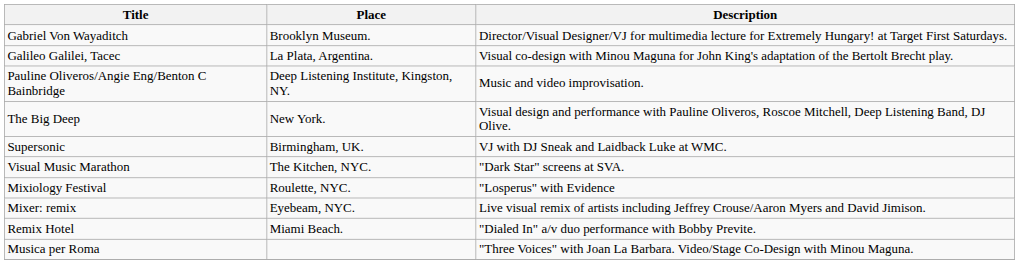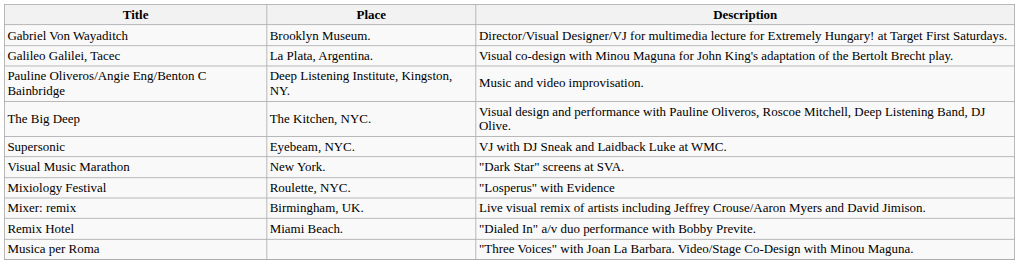(298, 118) New York. -> (320, 118) The Kitchen, NYC.
(317, 146) Birmingham, UK. -> (312, 146) Eyebeam, NYC.
(320, 167) The Kitchen, NYC. -> (298, 167) New York.
(312, 208) Eyebeam, NYC. -> (317, 208) Birmingham, UK.
